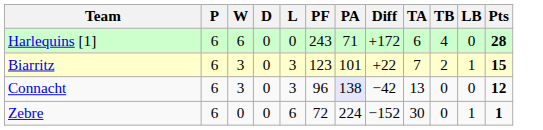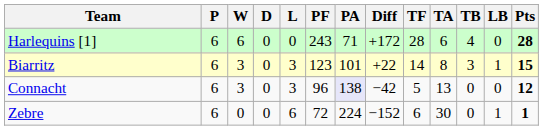+ column: (417, 16)
(417, 64) 7 -> (443, 64) 8
(444, 64) 2 -> (471, 64) 3
